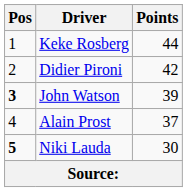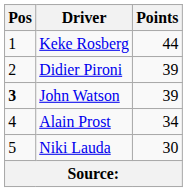(170, 69) 42 -> (170, 69) 39
(170, 121) 37 -> (170, 121) 34
(12, 148) bold -> (12, 148) normal
